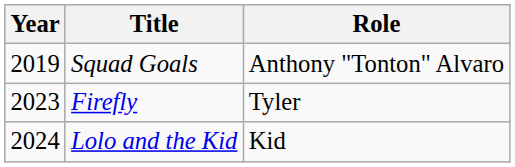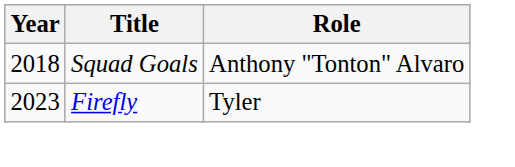(35, 63) 2019 -> (35, 63) 2018
- row: (154, 141)
